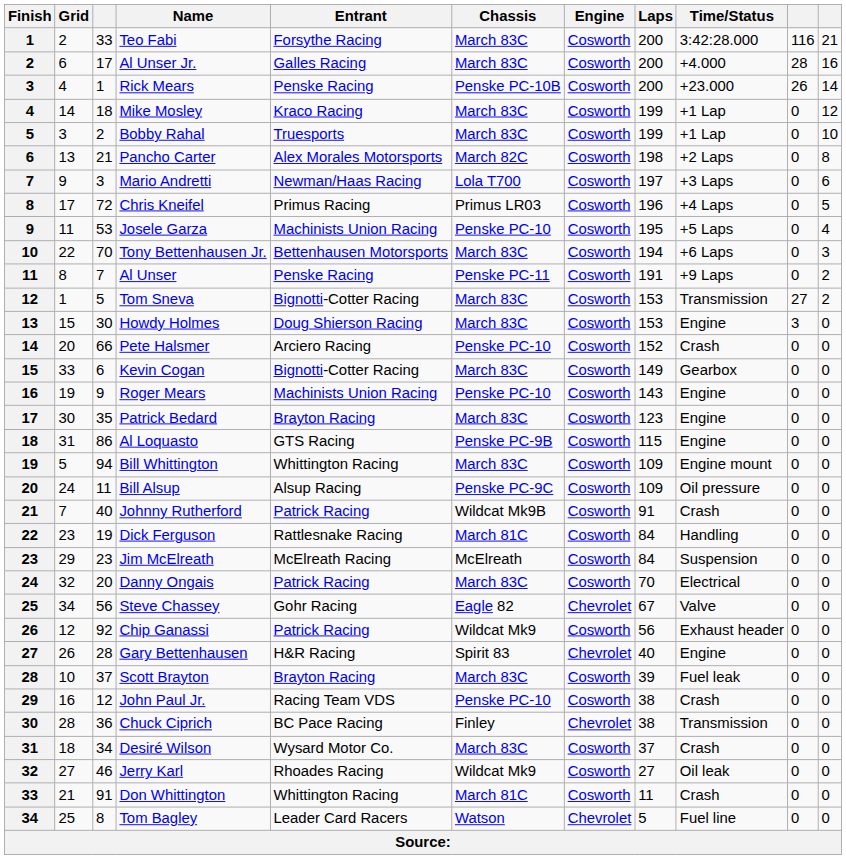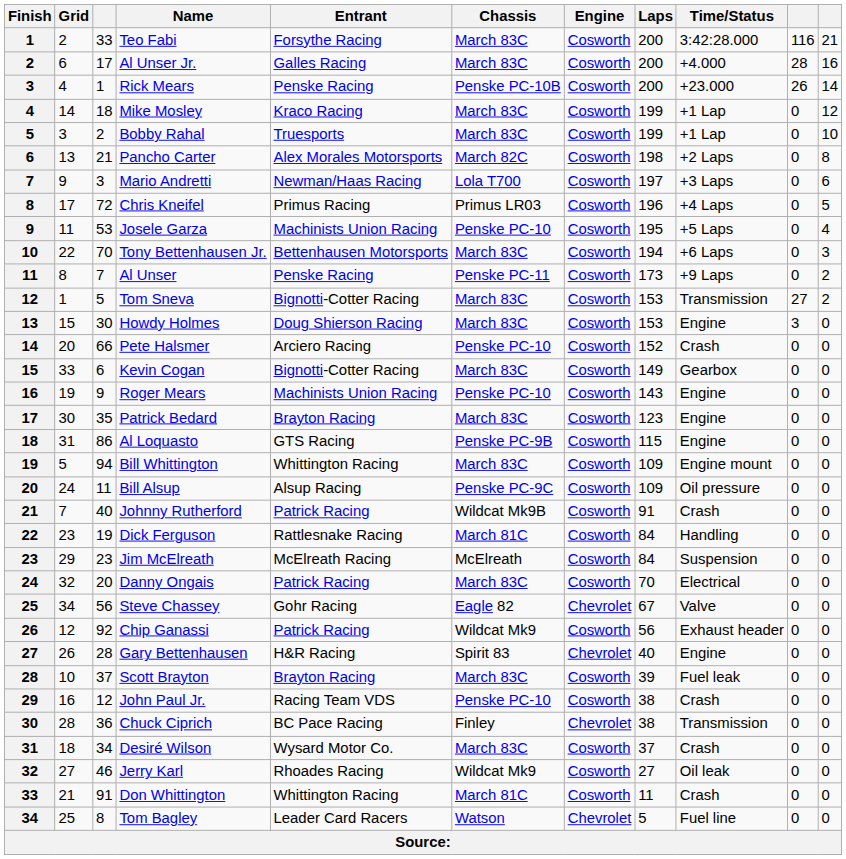(651, 275) 191 -> (651, 275) 173
